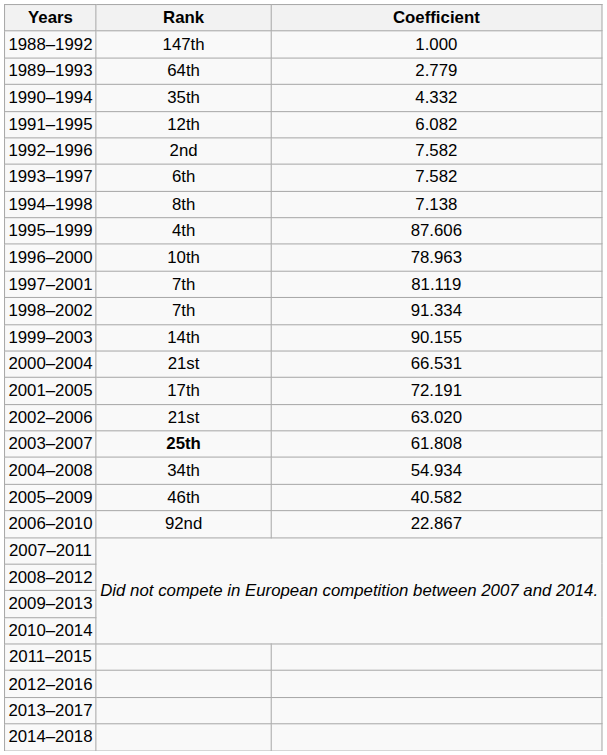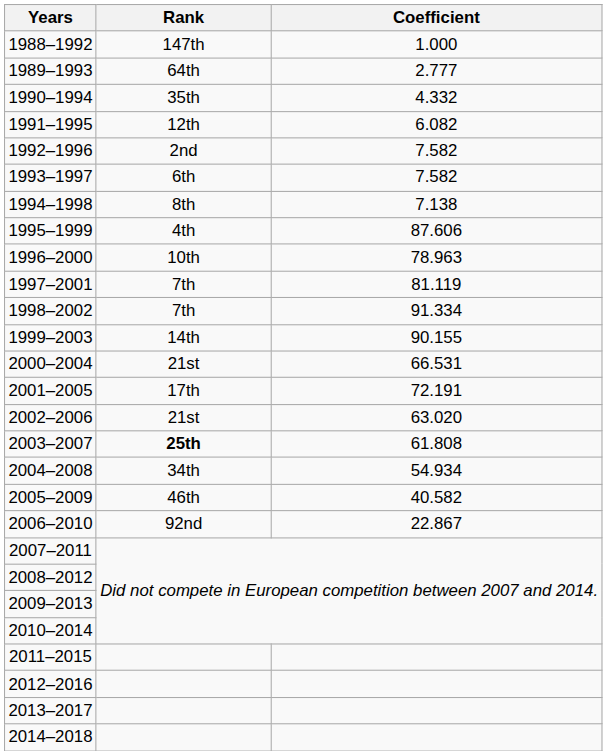(436, 71) 2.779 -> (436, 71) 2.777
